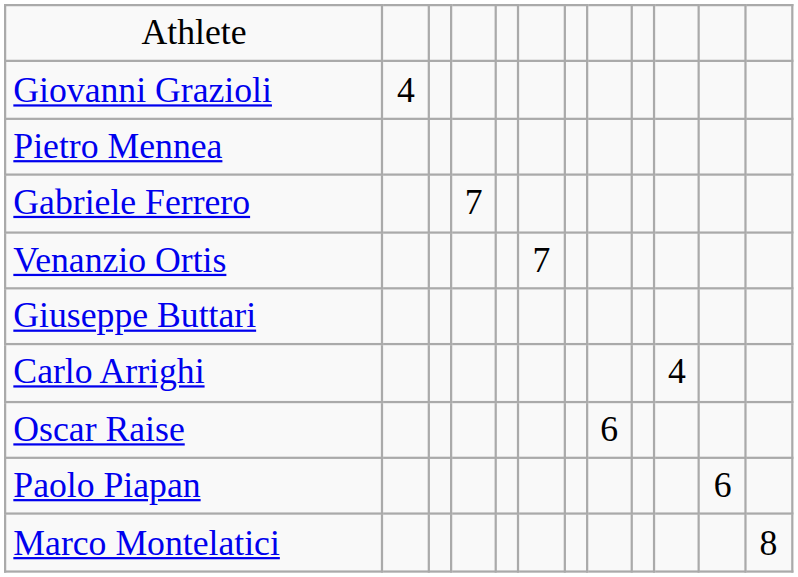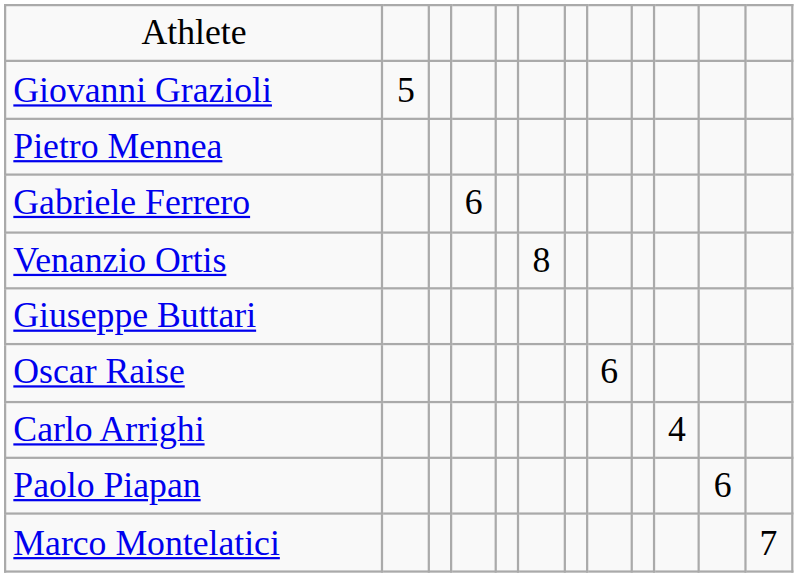(406, 89) 4 -> (406, 89) 5
(474, 202) 7 -> (474, 202) 6
(541, 259) 7 -> (541, 259) 8
rows swapped: (99, 428) <-> (109, 372)
(768, 542) 8 -> (768, 542) 7
